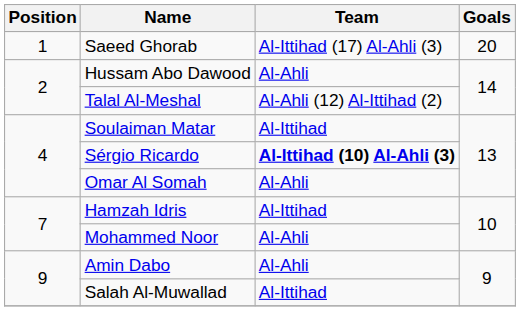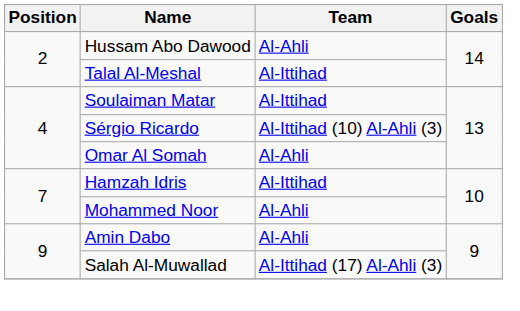- row: (141, 45)
(350, 100) Al-Ahli (12) Al-Ittihad (2) -> (293, 73) Al-Ittihad
(357, 155) bold -> (350, 127) normal
(293, 292) Al-Ittihad -> (350, 264) Al-Ittihad (17) Al-Ahli (3)
